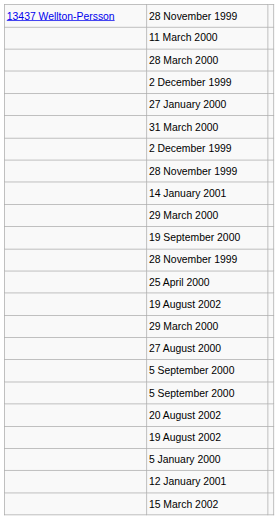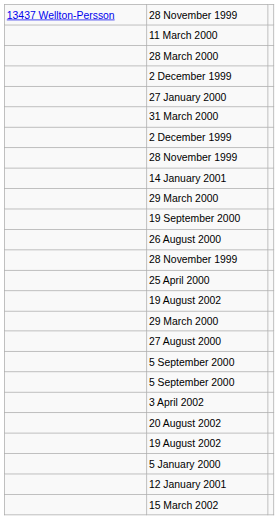+ row: (75, 239)
+ row: (75, 403)
